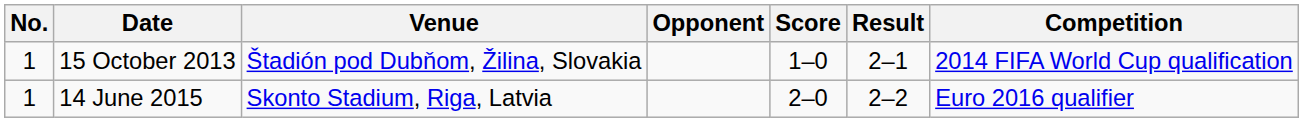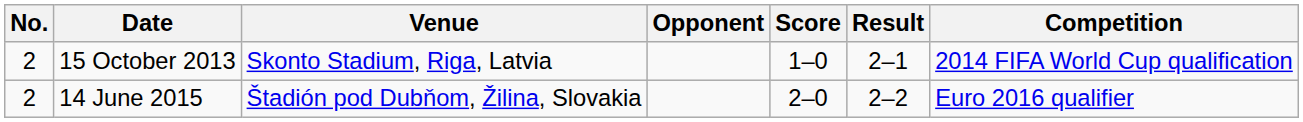(29, 60) 1 -> (29, 60) 2
(444, 60) Štadión pod Dubňom, Žilina, Slovakia -> (399, 60) Skonto Stadium, Riga, Latvia
(29, 98) 1 -> (29, 98) 2
(399, 98) Skonto Stadium, Riga, Latvia -> (444, 98) Štadión pod Dubňom, Žilina, Slovakia
